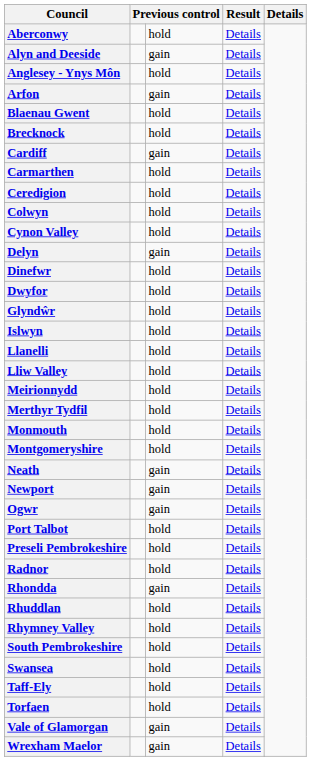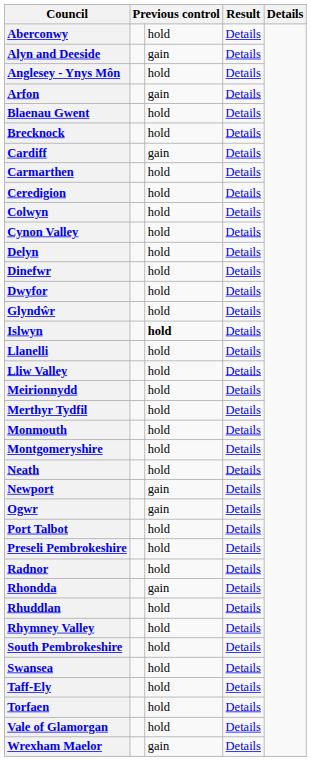(159, 251) gain -> (159, 251) hold
(160, 331) normal -> (160, 331) bold
(159, 469) gain -> (159, 469) hold
(159, 726) gain -> (159, 726) hold
